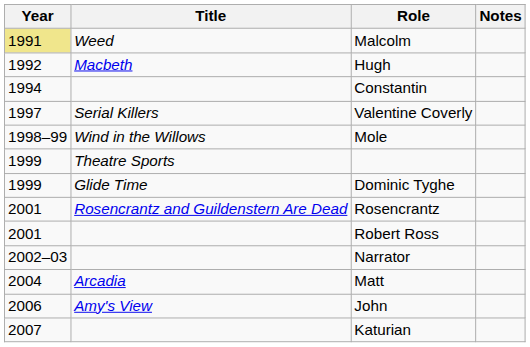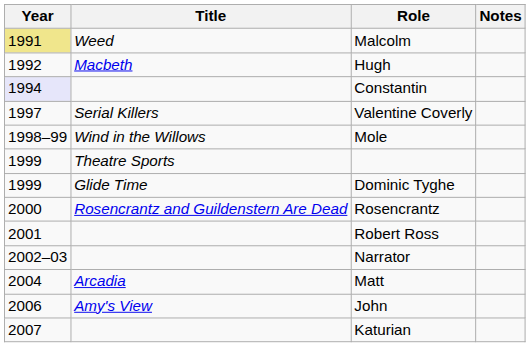(25, 88) no background -> (25, 88) lavender background
(25, 209) 2001 -> (25, 209) 2000
